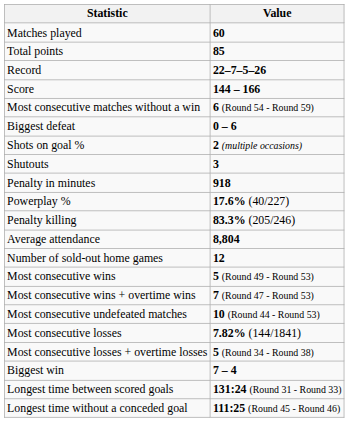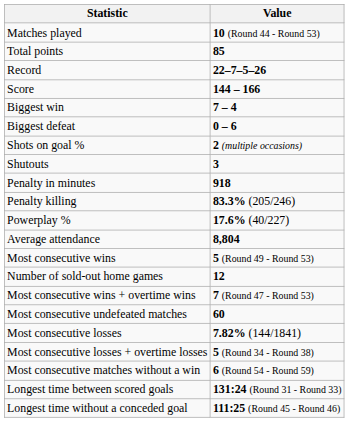(219, 32) 60 -> (266, 32) 10 (Round 44 - Round 53)
rows swapped: (36, 370) <-> (104, 107)
rows swapped: (39, 201) <-> (42, 220)
rows swapped: (85, 257) <-> (61, 276)
(266, 314) 10 (Round 44 - Round 53) -> (219, 314) 60
